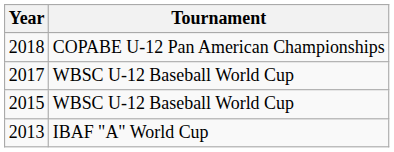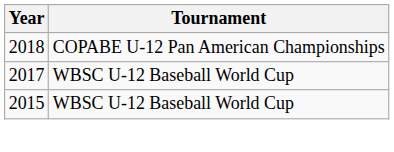- row: (27, 132)
